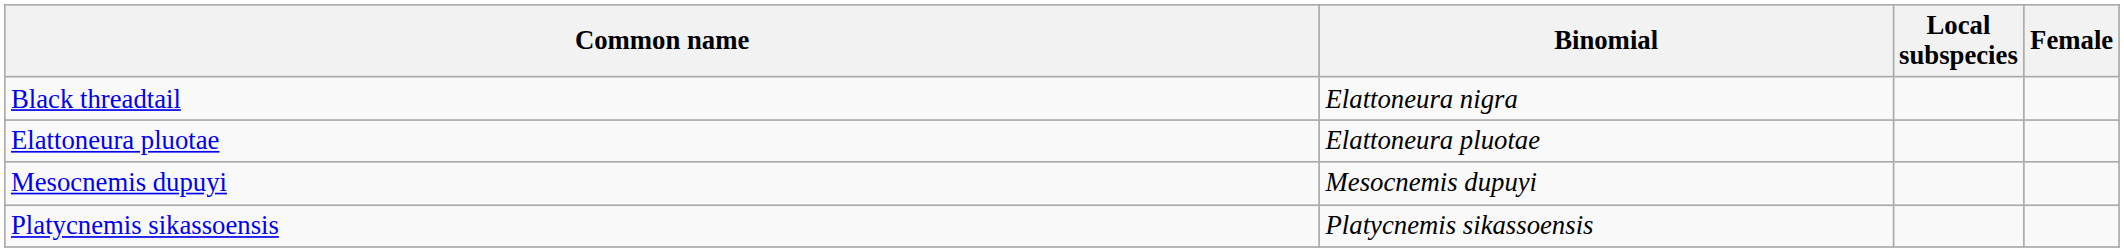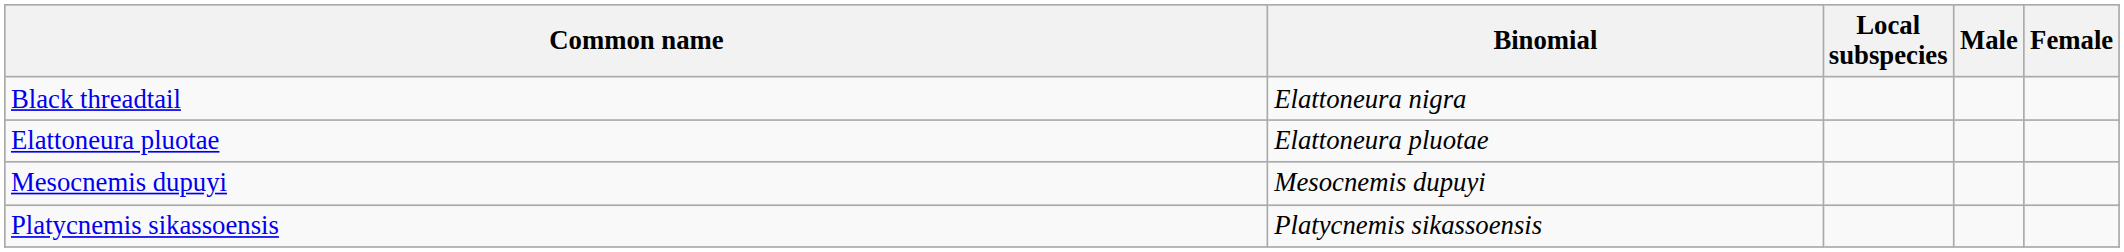+ column: (1989, 40)
